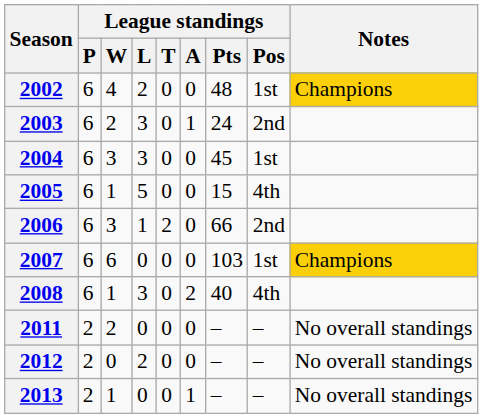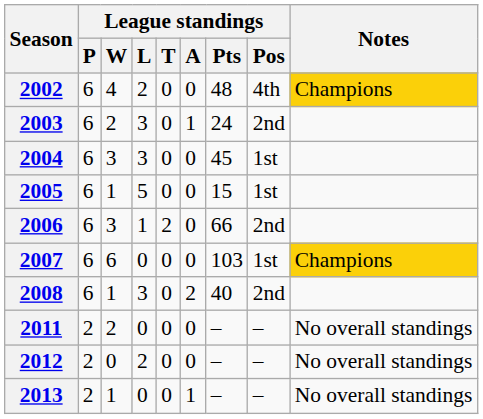(265, 89) 1st -> (266, 89) 4th
(266, 191) 4th -> (265, 191) 1st
(266, 293) 4th -> (269, 293) 2nd
